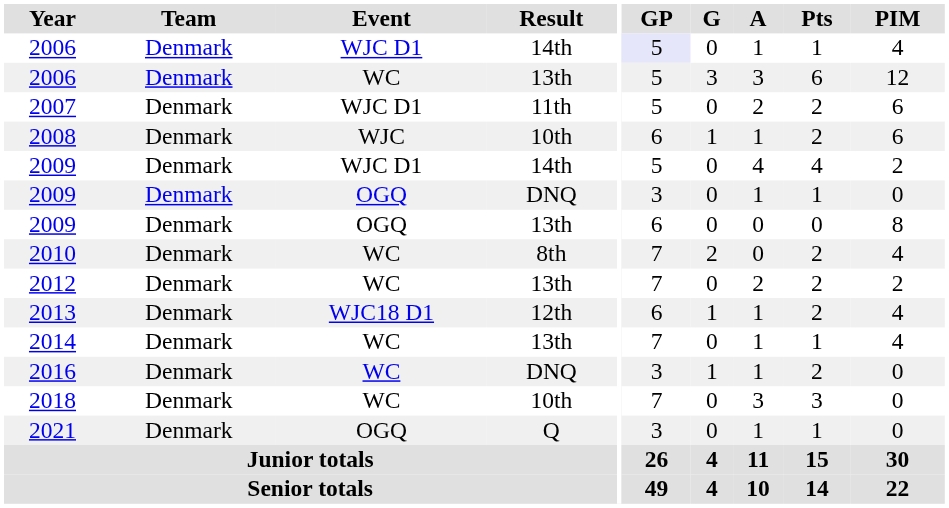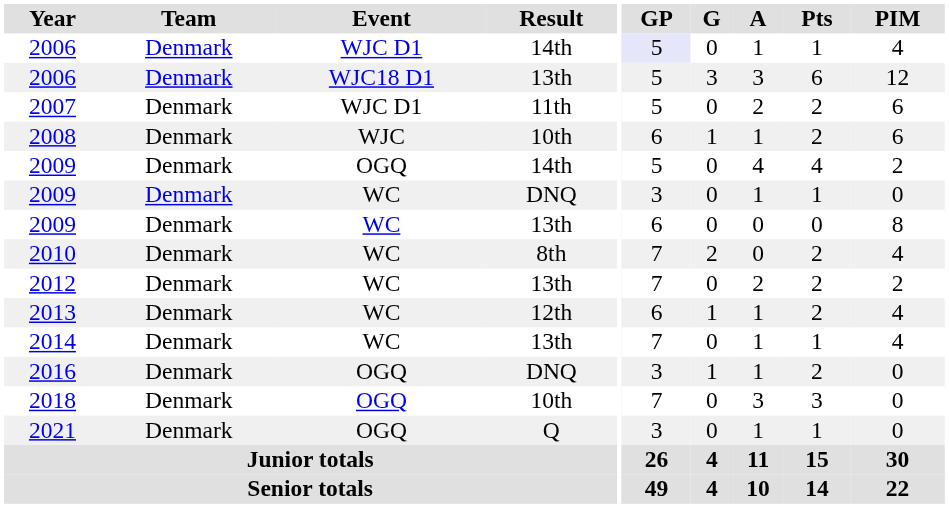(381, 77) WC -> (381, 77) WJC18 D1
(381, 165) WJC D1 -> (381, 165) OGQ
(381, 194) OGQ -> (381, 194) WC
(381, 224) OGQ -> (381, 224) WC
(381, 312) WJC18 D1 -> (381, 312) WC
(381, 371) WC -> (381, 371) OGQ
(381, 400) WC -> (381, 400) OGQ
